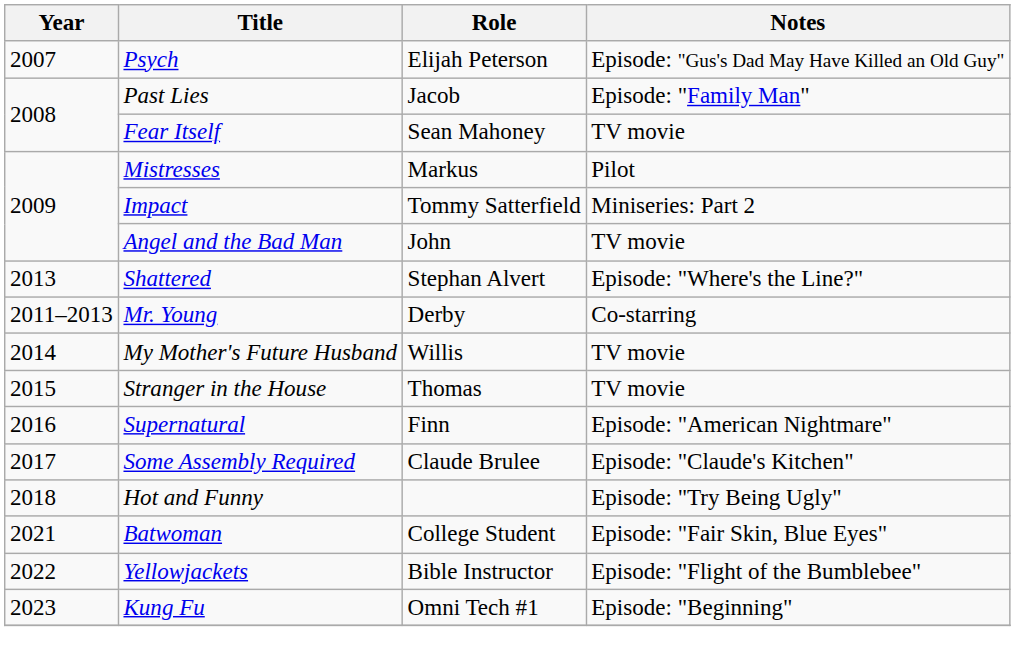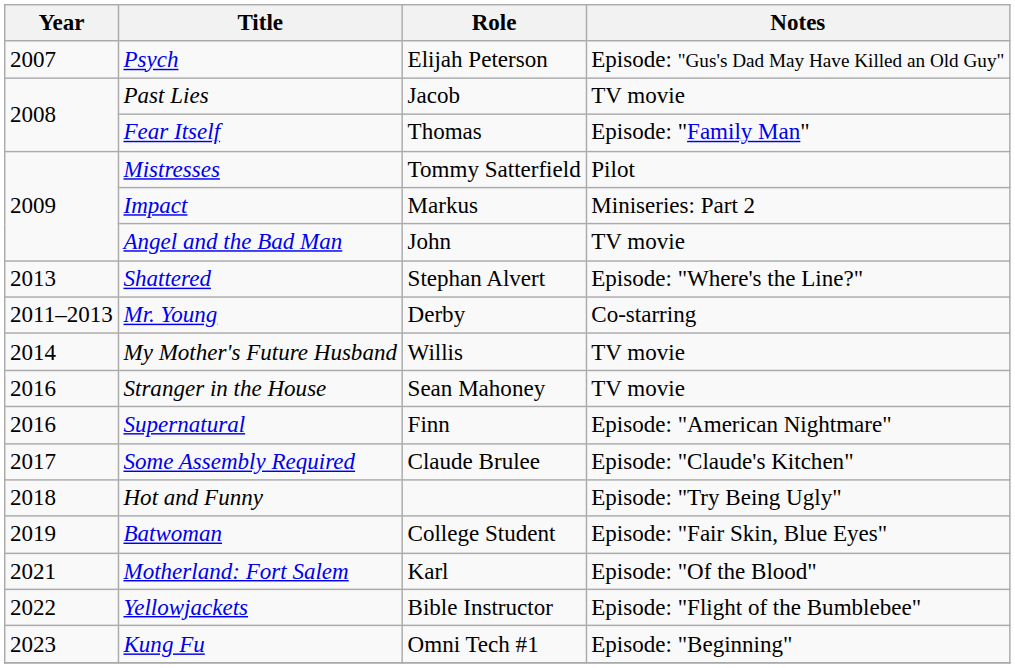(701, 95) Episode: "Family Man" -> (638, 95) TV movie
(476, 132) Sean Mahoney -> (445, 132) Thomas
(638, 132) TV movie -> (701, 132) Episode: "Family Man"
(443, 168) Markus -> (494, 168) Tommy Satterfield
(494, 205) Tommy Satterfield -> (443, 205) Markus
(33, 388) 2015 -> (33, 388) 2016
(445, 388) Thomas -> (476, 388) Sean Mahoney
(33, 534) 2021 -> (33, 534) 2019
+ row: (236, 570)
